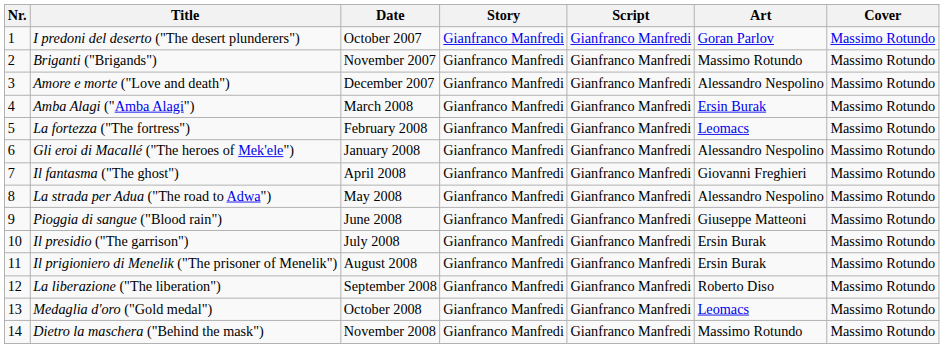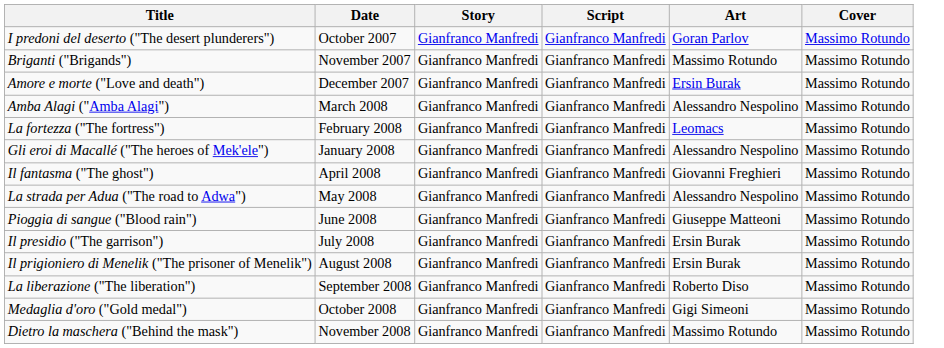- column: (17, 15)
(761, 83) Alessandro Nespolino -> (706, 83) Ersin Burak
(732, 106) Ersin Burak -> (735, 106) Alessandro Nespolino
(723, 309) Leomacs -> (710, 309) Gigi Simeoni
